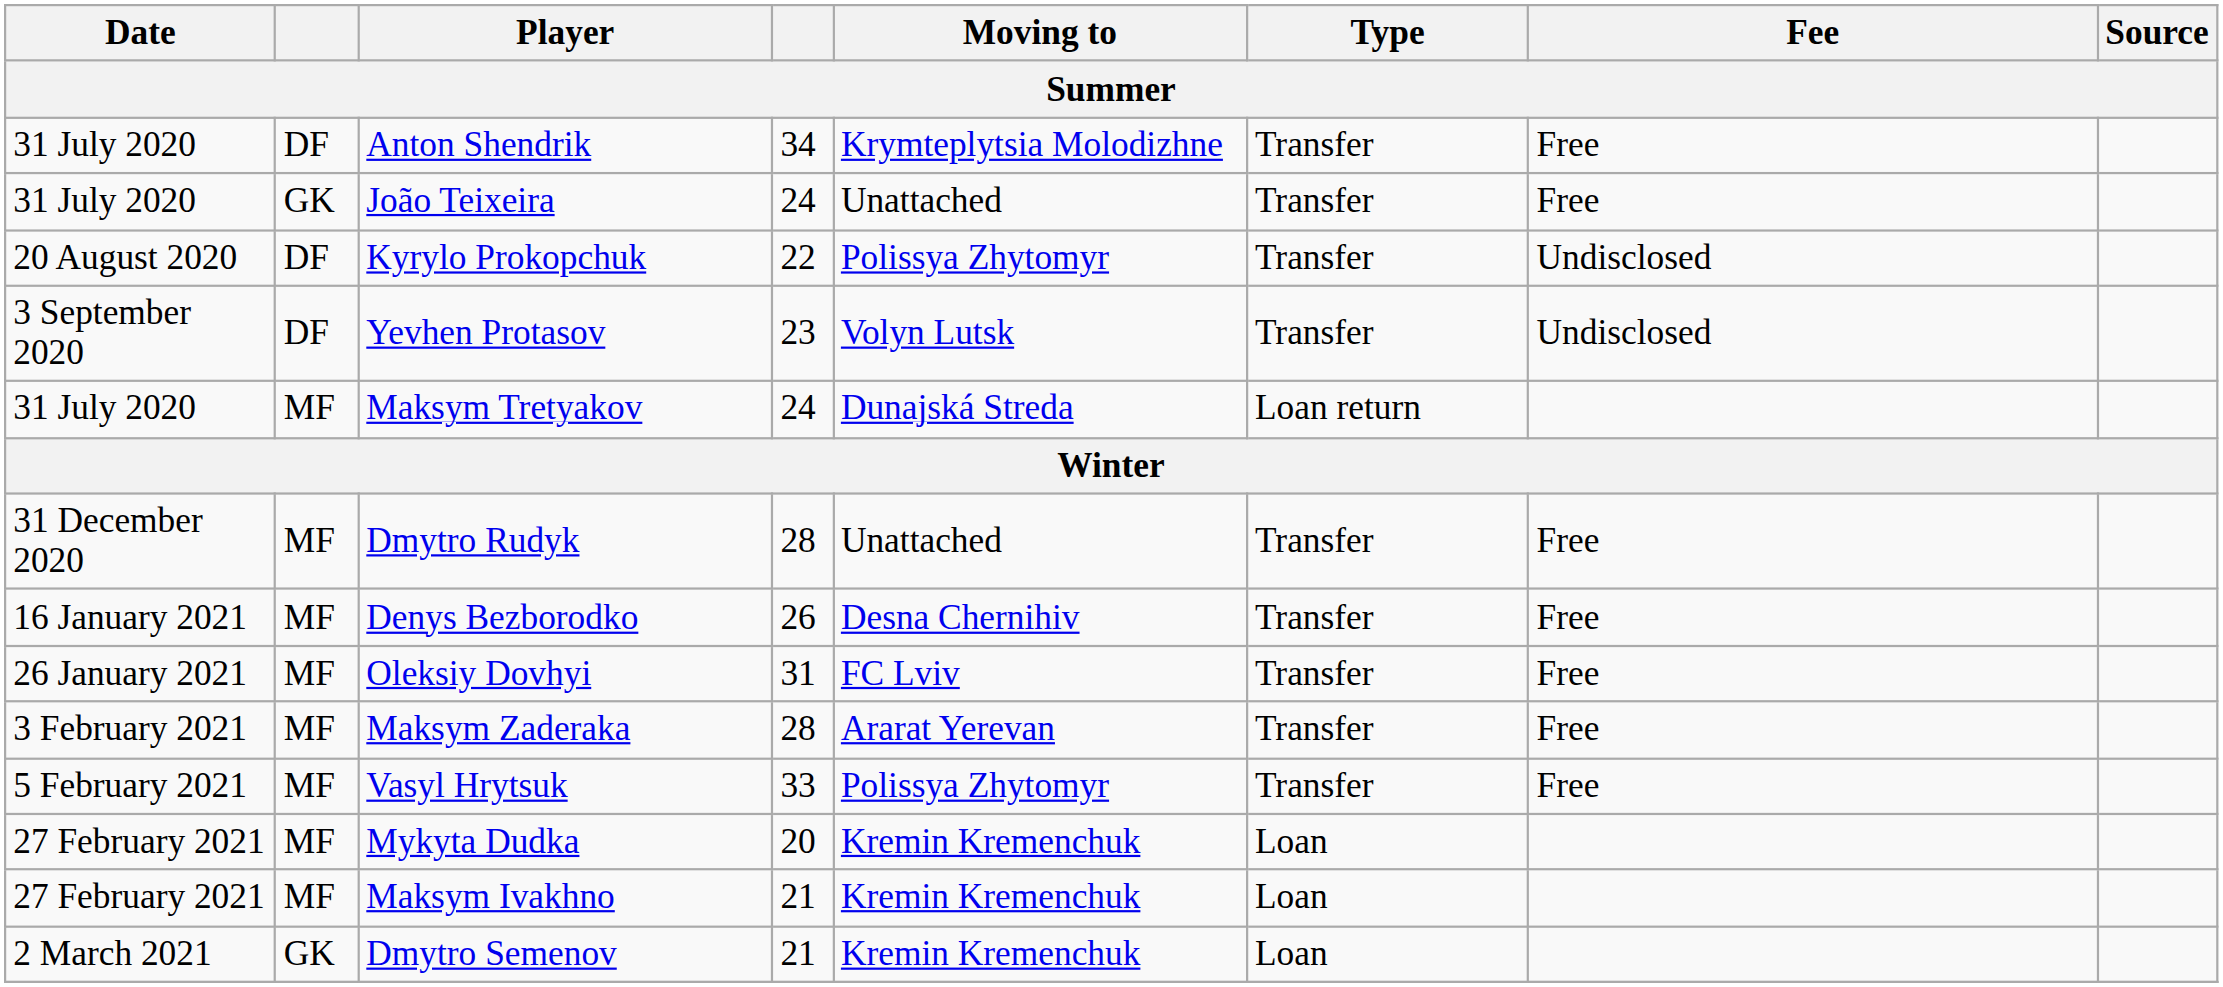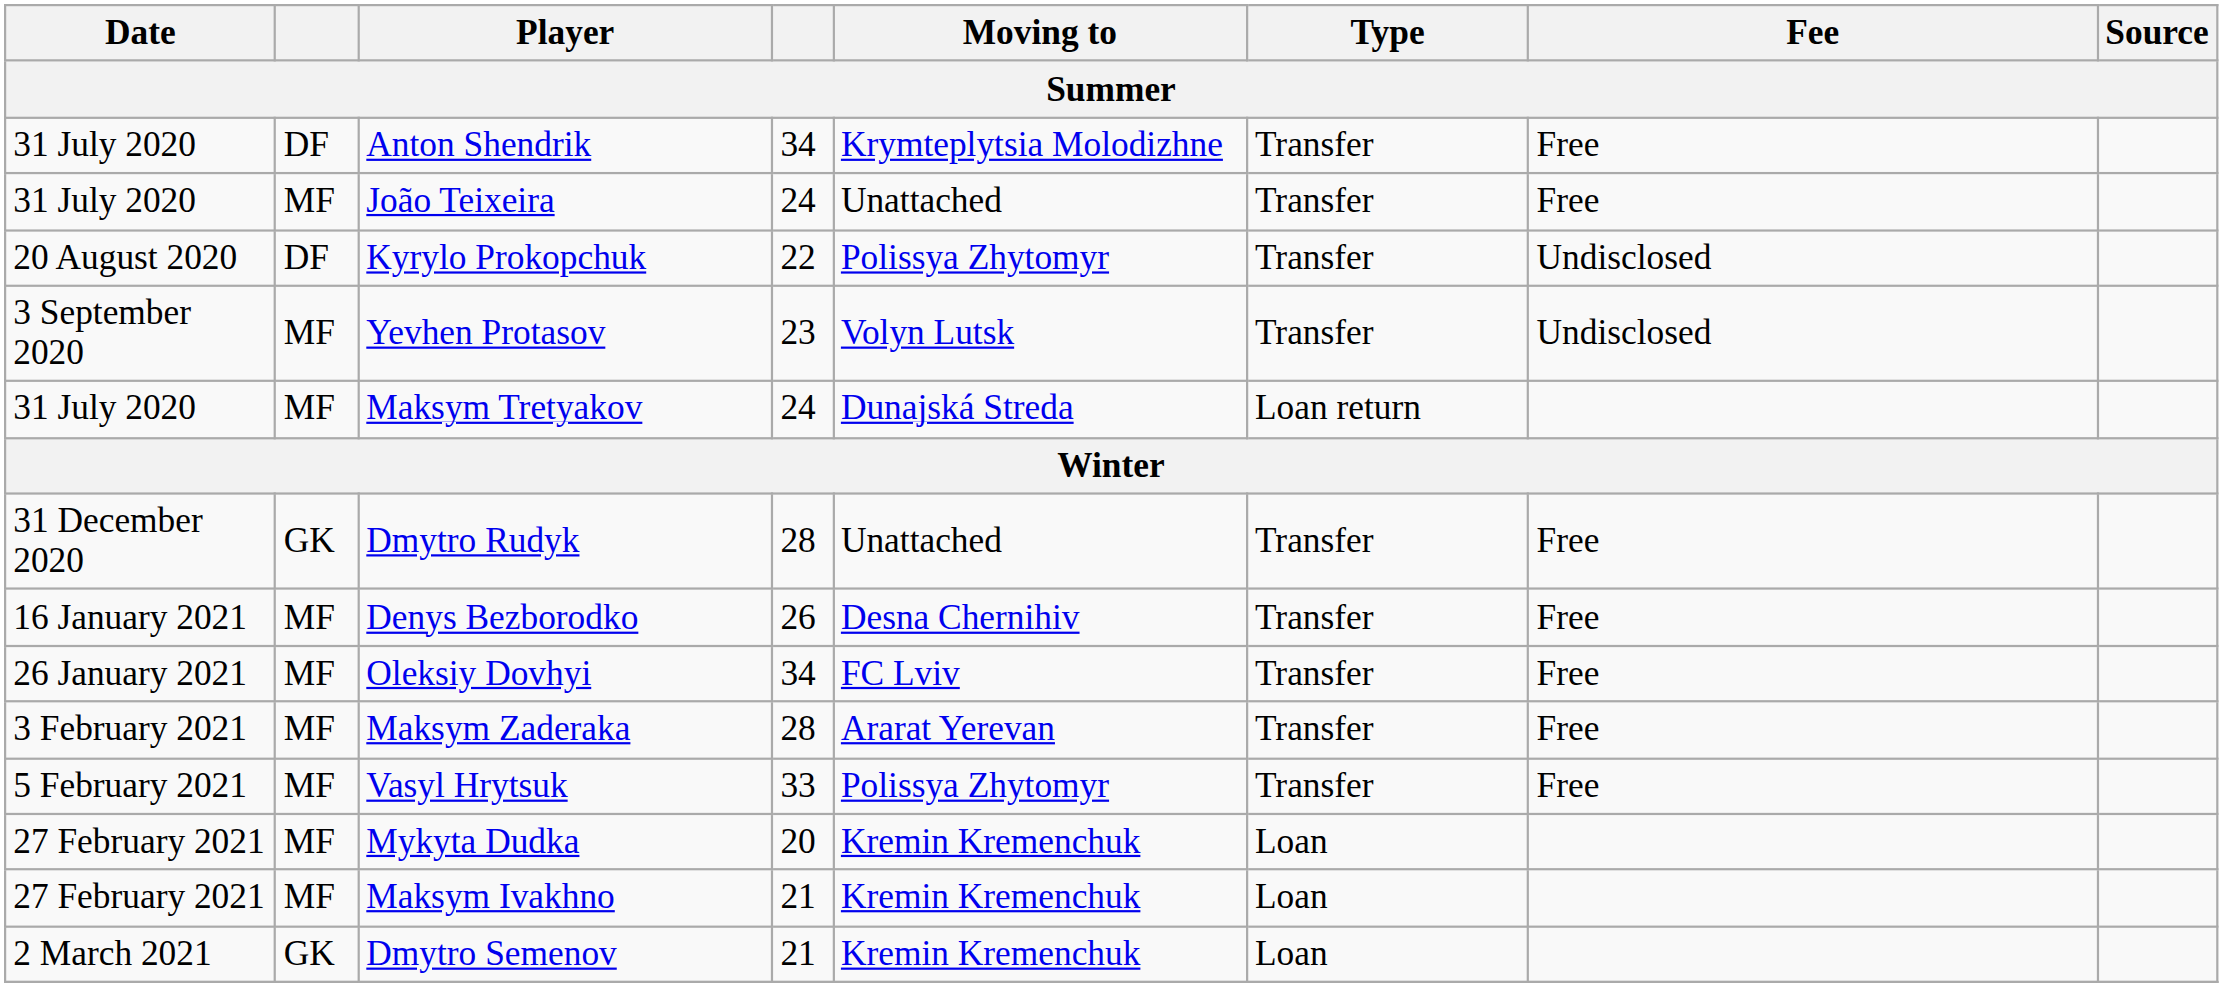(309, 200) GK -> (309, 200) MF
(306, 332) DF -> (309, 332) MF
(309, 540) MF -> (309, 540) GK
(798, 672) 31 -> (798, 672) 34
